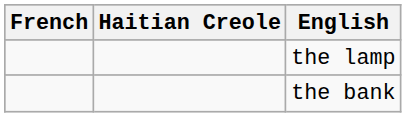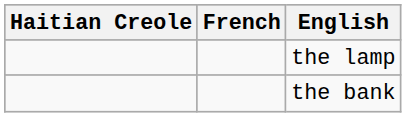columns swapped: (190, 23) <-> (49, 23)
